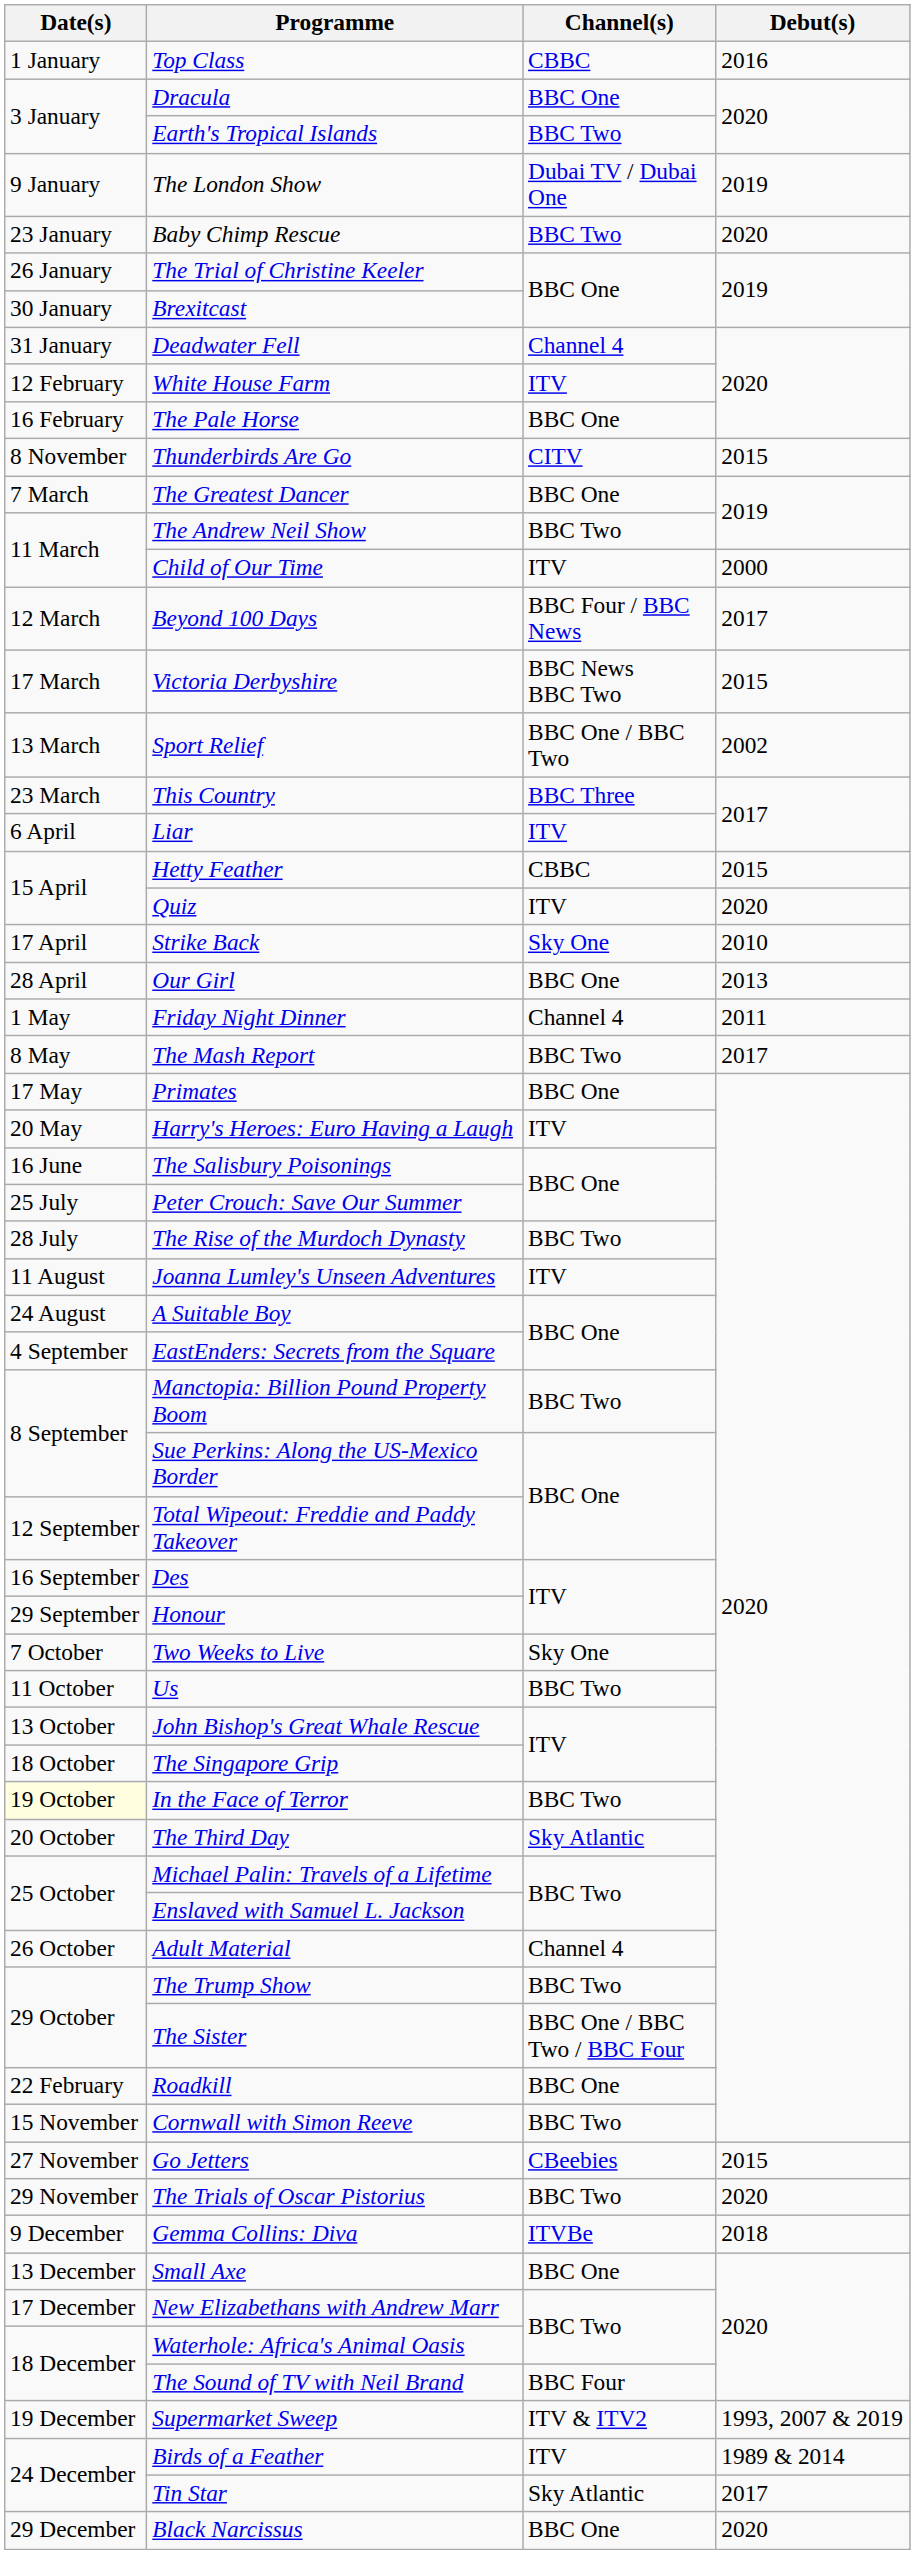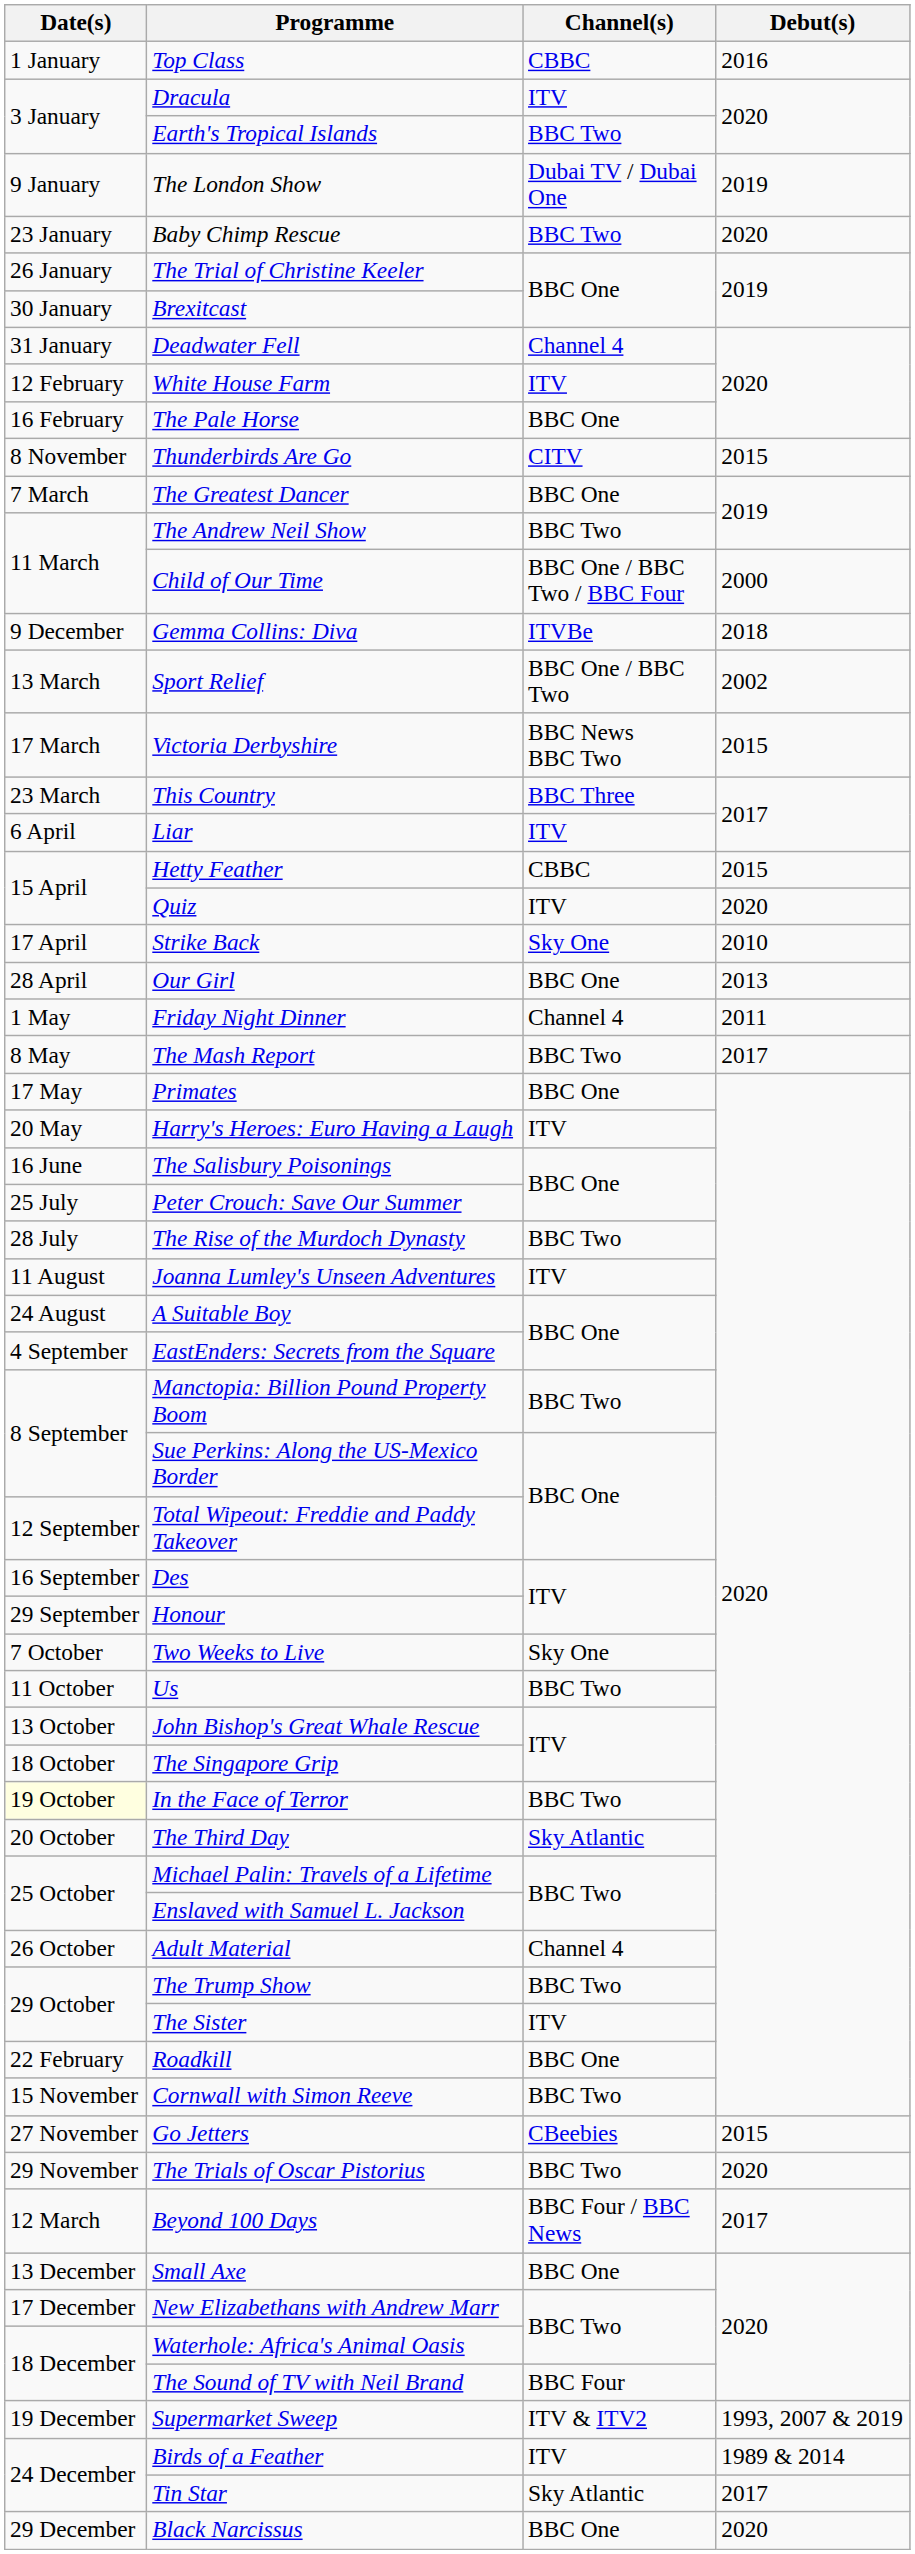(574, 97) BBC One -> (548, 97) ITV
(548, 567) ITV -> (606, 581) BBC One / BBC Two / BBC Four
rows swapped: (235, 618) <-> (255, 2233)
rows swapped: (208, 744) <-> (245, 681)
(606, 2035) BBC One / BBC Two / BBC Four -> (548, 2022) ITV
